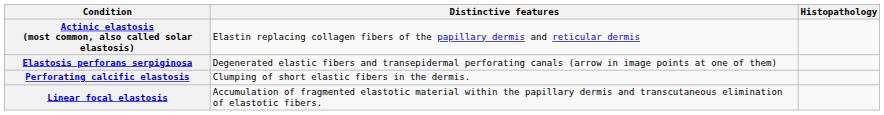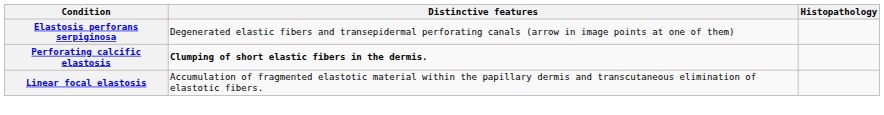- row: (107, 37)
(341, 77) normal -> (299, 57) bold
